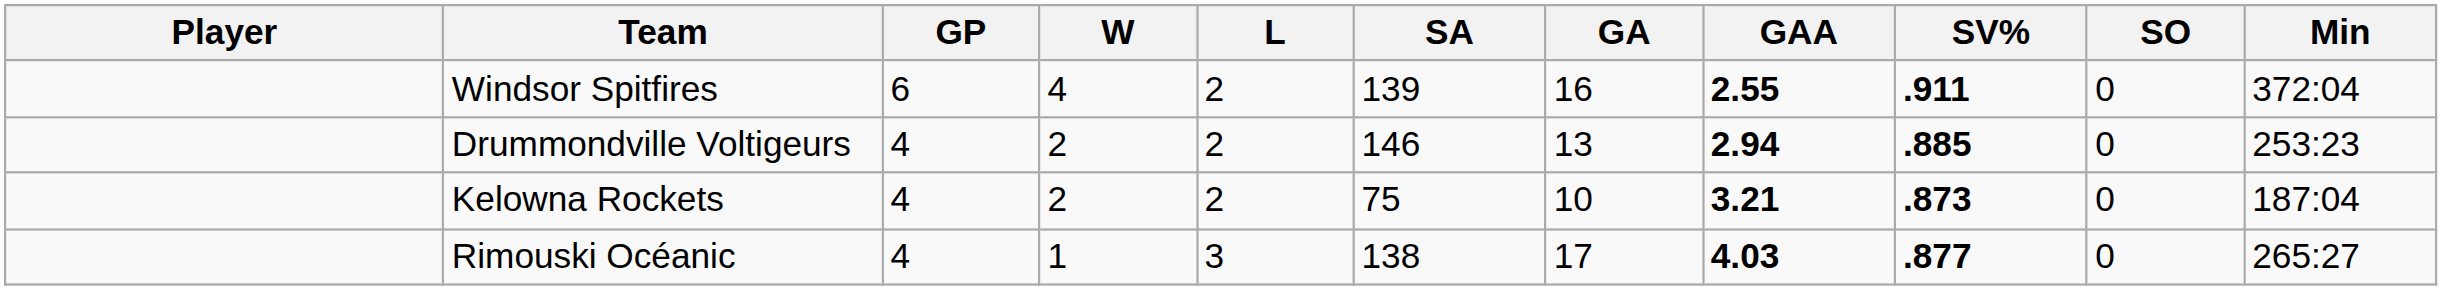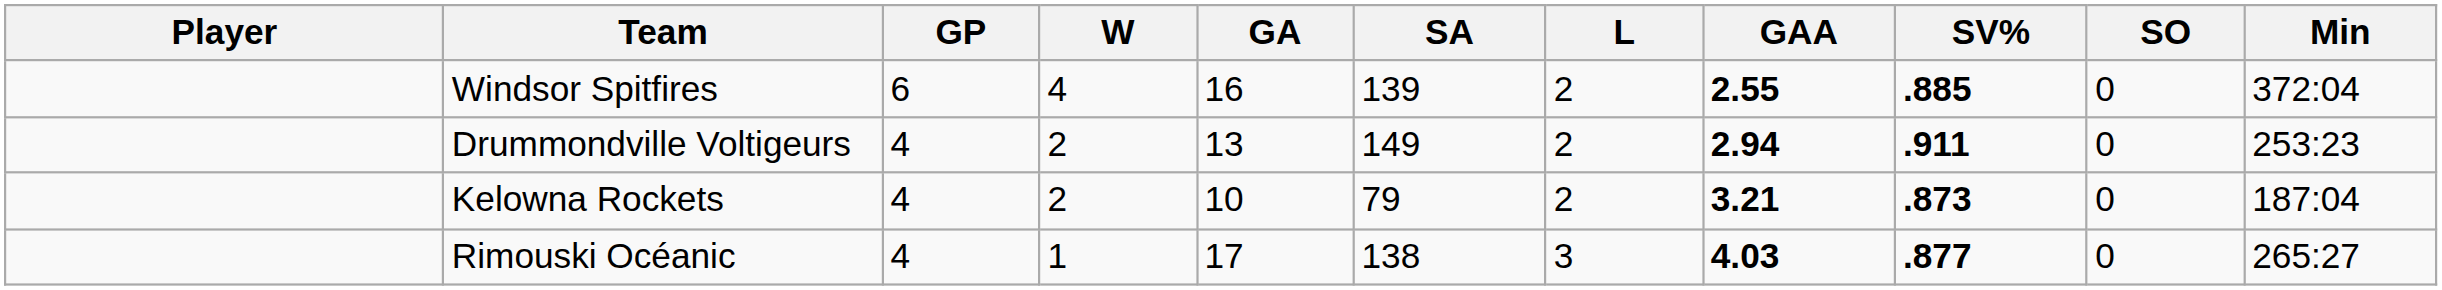columns swapped: (1275, 32) <-> (1624, 32)
(1936, 88) .911 -> (1937, 88) .885
(1391, 144) 146 -> (1391, 144) 149
(1937, 144) .885 -> (1936, 144) .911
(1381, 199) 75 -> (1381, 199) 79
